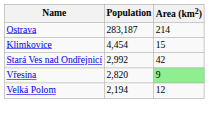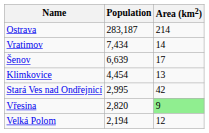+ row: (25, 45)
+ row: (19, 60)
(161, 45) 15 -> (161, 75) 13
(117, 60) 2,992 -> (117, 90) 2,995
